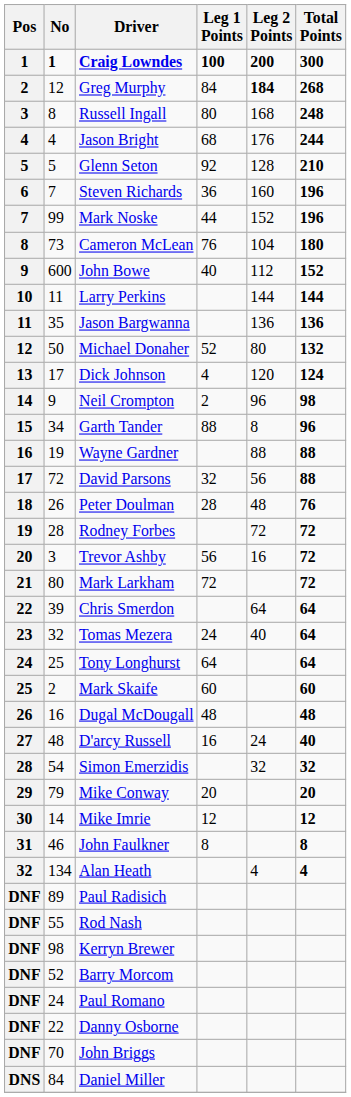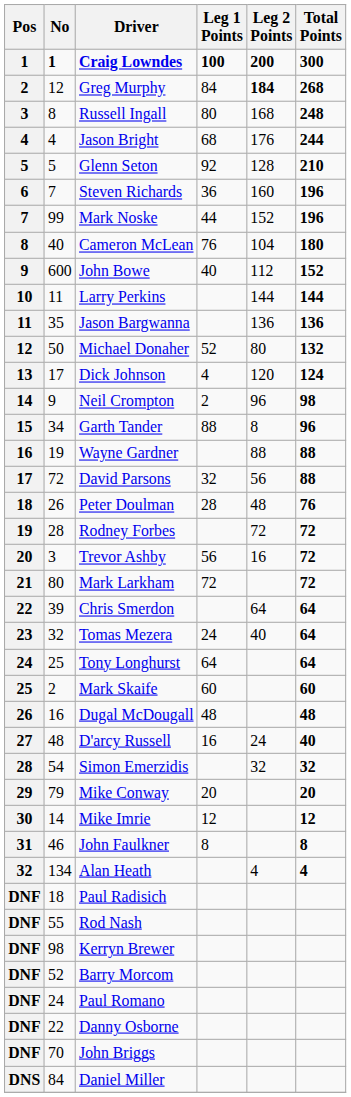(56, 244) 73 -> (56, 244) 40
(56, 896) 89 -> (56, 896) 18
